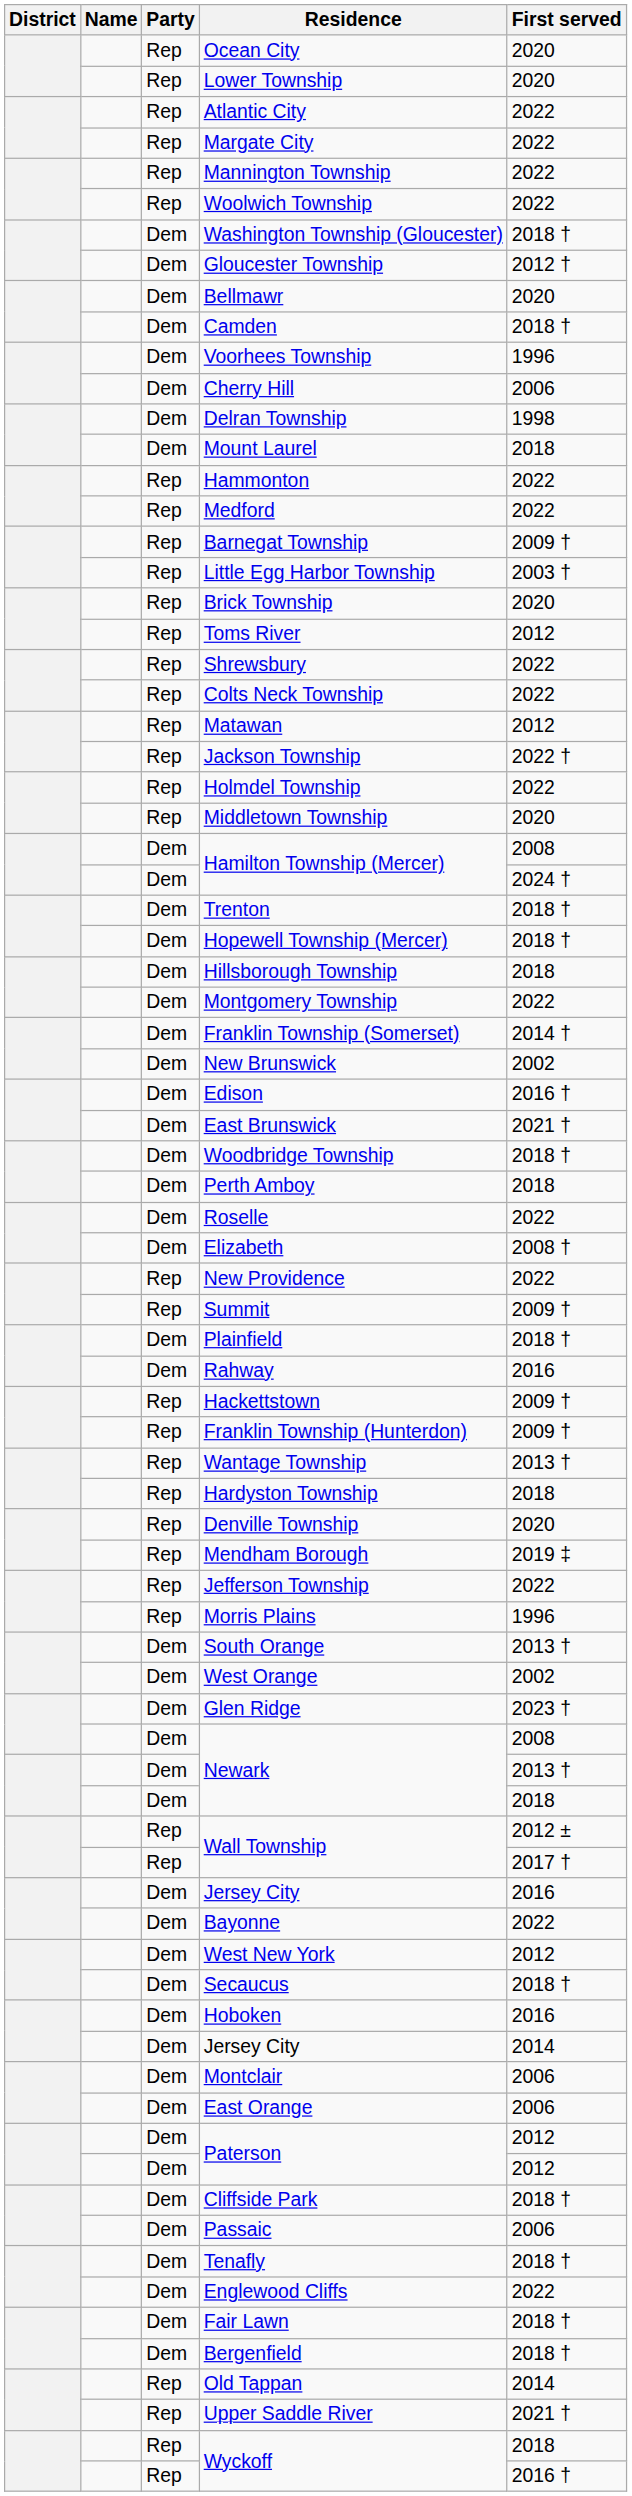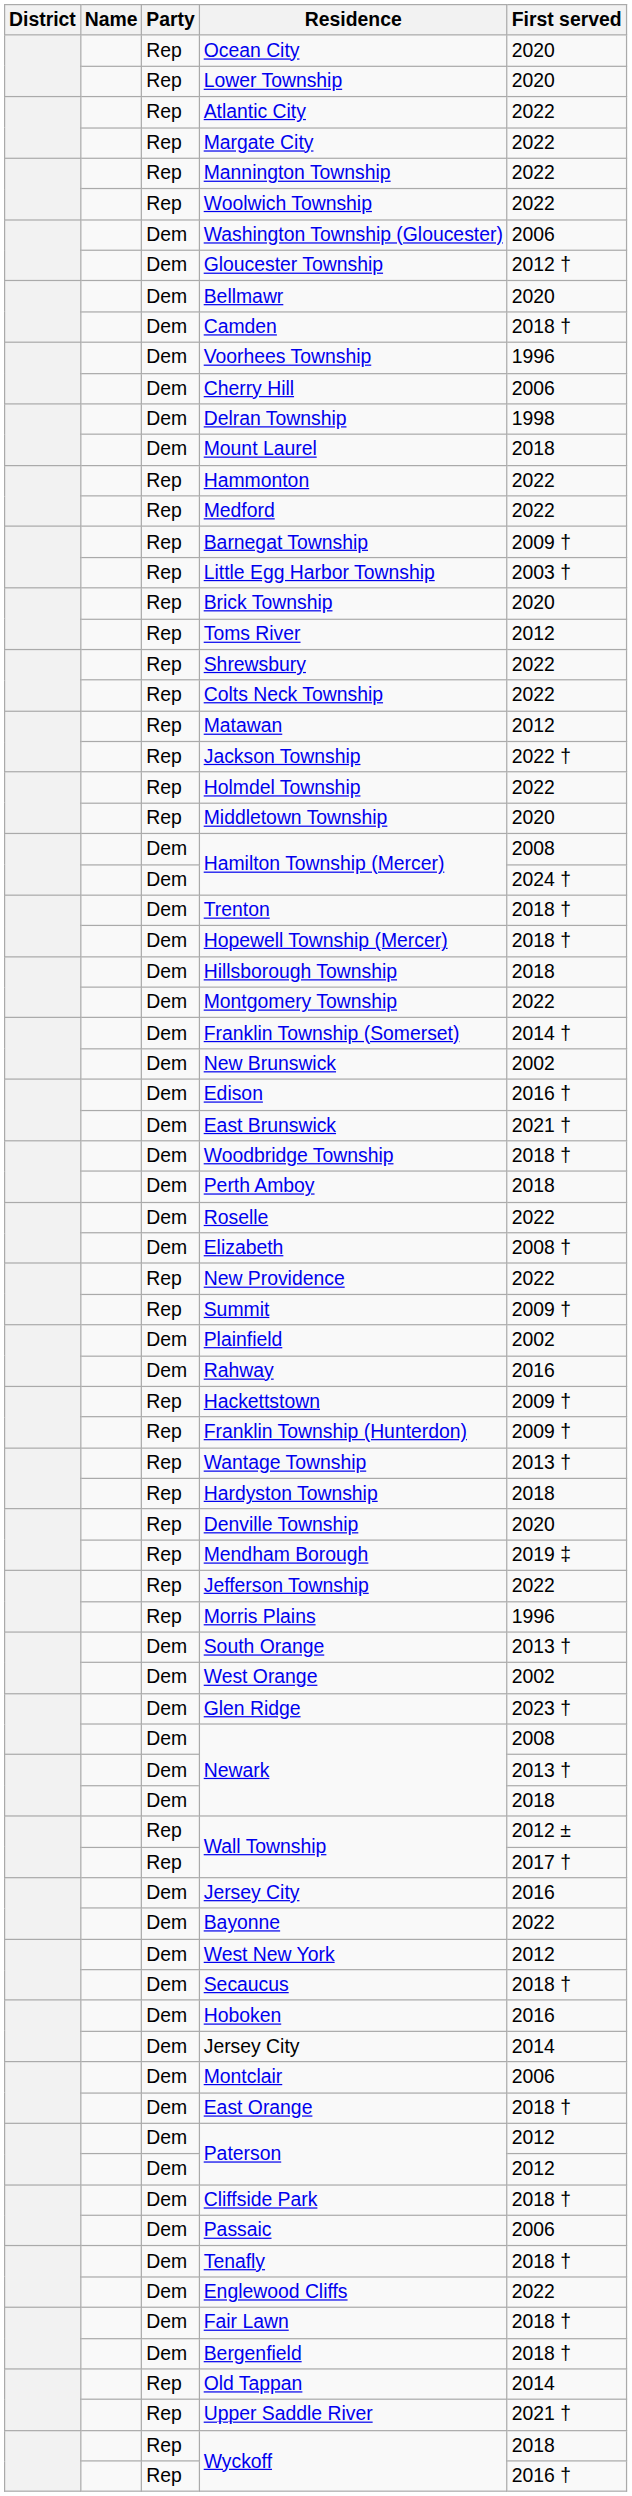(541, 234) 2018 † -> (533, 234) 2006
(541, 1340) 2018 † -> (533, 1340) 2002
(533, 2107) 2006 -> (541, 2107) 2018 †
